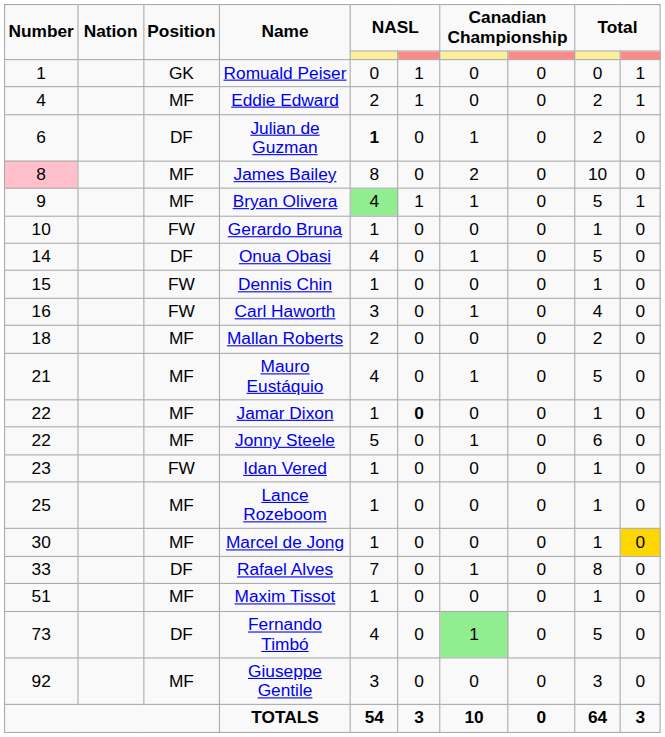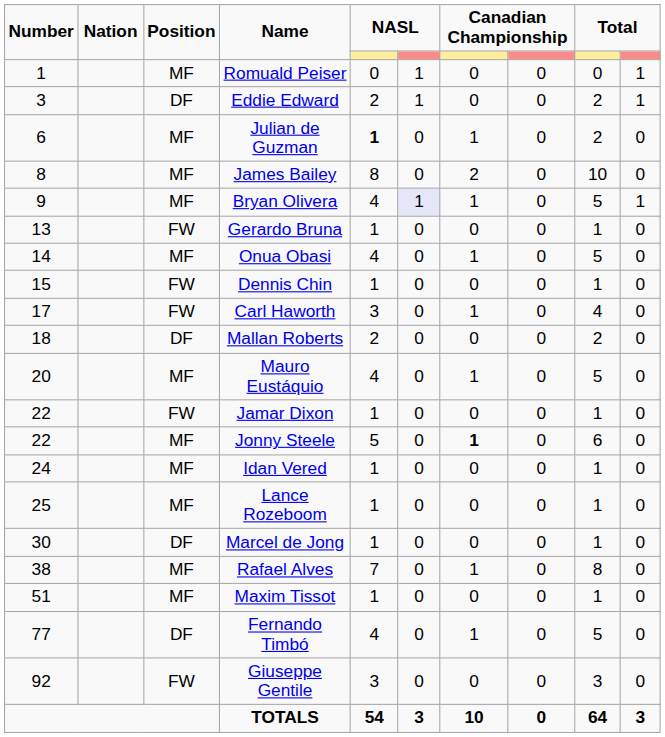(181, 73) GK -> (181, 73) MF
(41, 100) 4 -> (41, 100) 3
(181, 100) MF -> (181, 100) DF
(181, 137) DF -> (181, 137) MF
(41, 174) pink background -> (41, 174) no background
(374, 202) lightgreen background -> (374, 202) no background
(419, 202) no background -> (419, 202) lavender background
(41, 229) 10 -> (41, 229) 13
(181, 256) DF -> (181, 256) MF
(41, 311) 16 -> (41, 311) 17
(181, 339) MF -> (181, 339) DF
(41, 376) 21 -> (41, 376) 20
(181, 413) MF -> (181, 413) FW
(419, 413) bold -> (419, 413) normal
(474, 440) normal -> (474, 440) bold
(41, 468) 23 -> (41, 468) 24
(181, 468) FW -> (181, 468) MF
(181, 542) MF -> (181, 542) DF
(640, 542) gold background -> (640, 542) no background
(41, 569) 33 -> (41, 569) 38
(181, 569) DF -> (181, 569) MF
(41, 634) 73 -> (41, 634) 77
(474, 634) lightgreen background -> (474, 634) no background
(181, 681) MF -> (181, 681) FW
